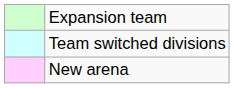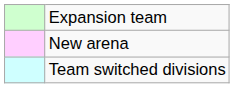rows swapped: (137, 43) <-> (89, 69)
